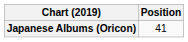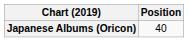(161, 28) 41 -> (161, 28) 40
